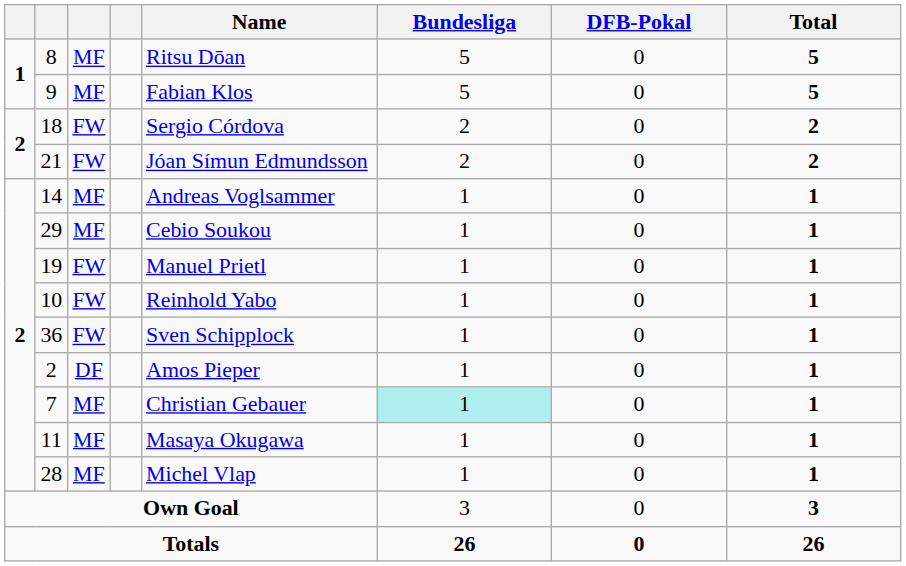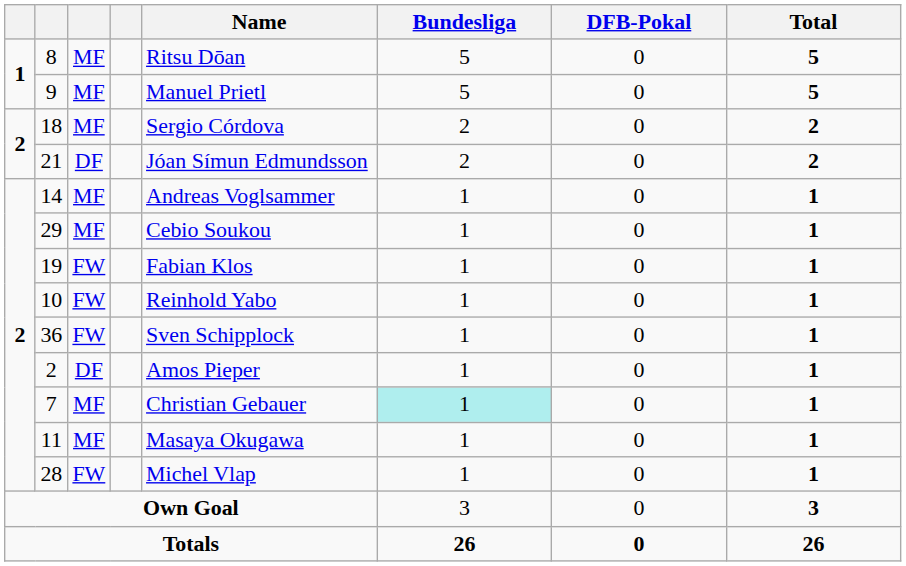(199, 91) Fabian Klos -> (206, 91) Manuel Prietl
(89, 126) FW -> (89, 126) MF
(89, 160) FW -> (89, 160) DF
(206, 265) Manuel Prietl -> (199, 265) Fabian Klos
(89, 473) MF -> (89, 473) FW
